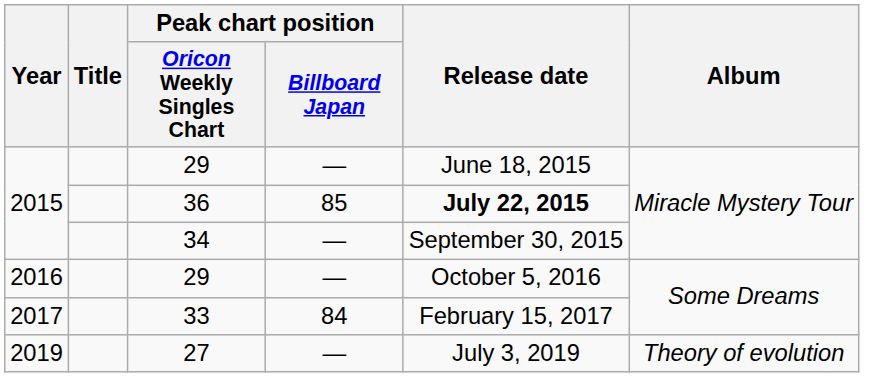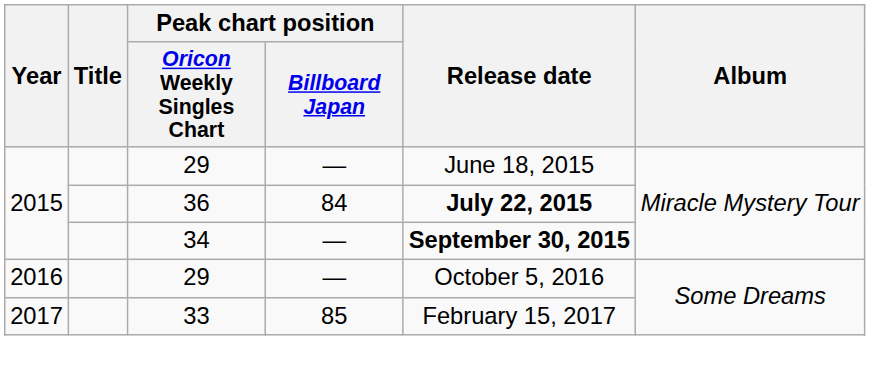(334, 203) 85 -> (334, 203) 84
(516, 240) normal -> (519, 240) bold
(334, 315) 84 -> (334, 315) 85
- row: (37, 353)
